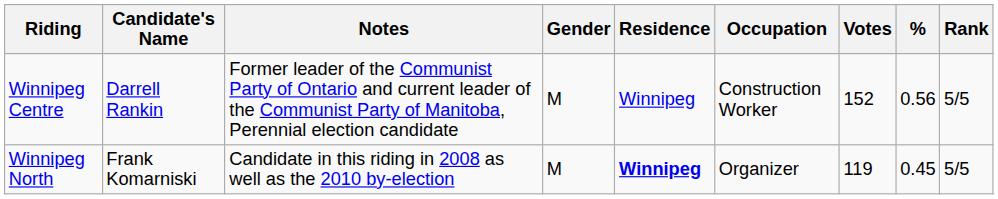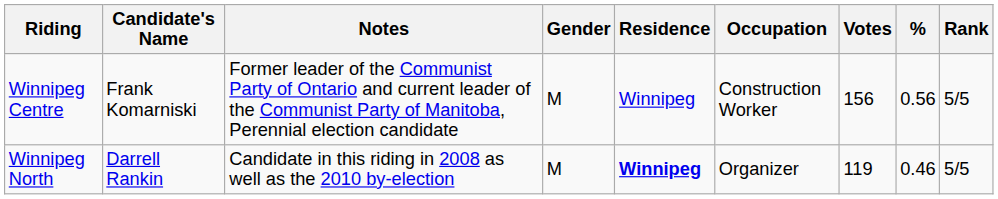(135, 99) Darrell Rankin -> (151, 99) Frank Komarniski
(859, 99) 152 -> (859, 99) 156
(151, 169) Frank Komarniski -> (135, 169) Darrell Rankin
(918, 169) 0.45 -> (918, 169) 0.46
